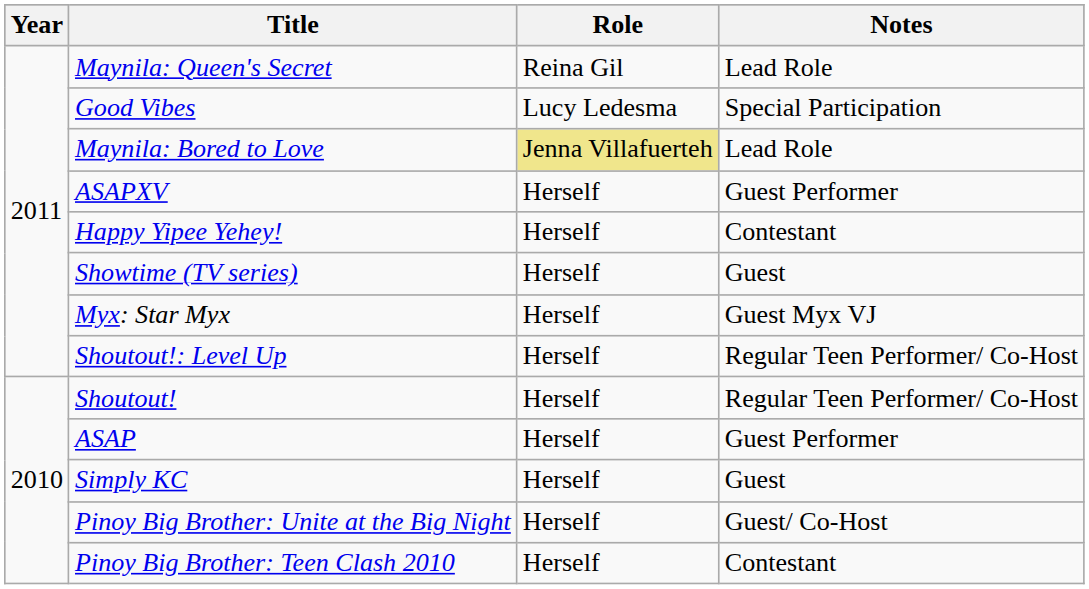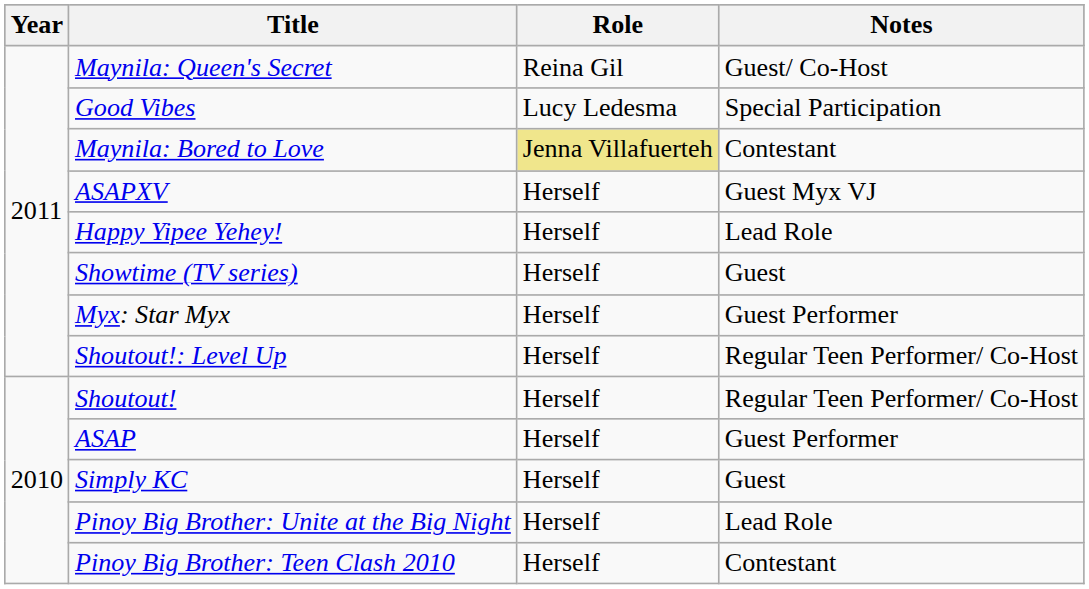(779, 66) Lead Role -> (806, 66) Guest/ Co-Host
(779, 149) Lead Role -> (781, 149) Contestant
(811, 190) Guest Performer -> (801, 190) Guest Myx VJ
(781, 231) Contestant -> (779, 231) Lead Role
(801, 314) Guest Myx VJ -> (811, 314) Guest Performer
(806, 521) Guest/ Co-Host -> (779, 521) Lead Role
